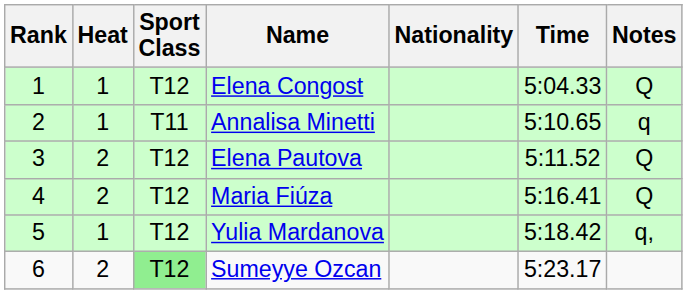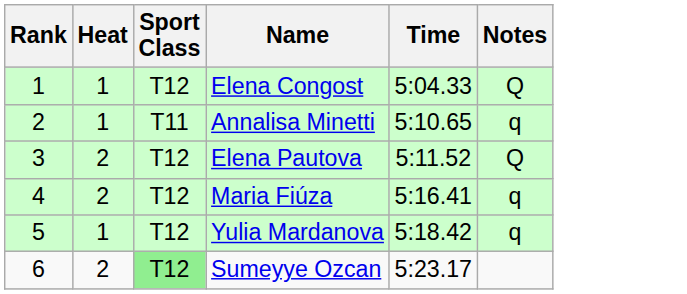- column: (454, 35)
(644, 196) Q -> (515, 196) q
(644, 232) q, -> (515, 232) q
